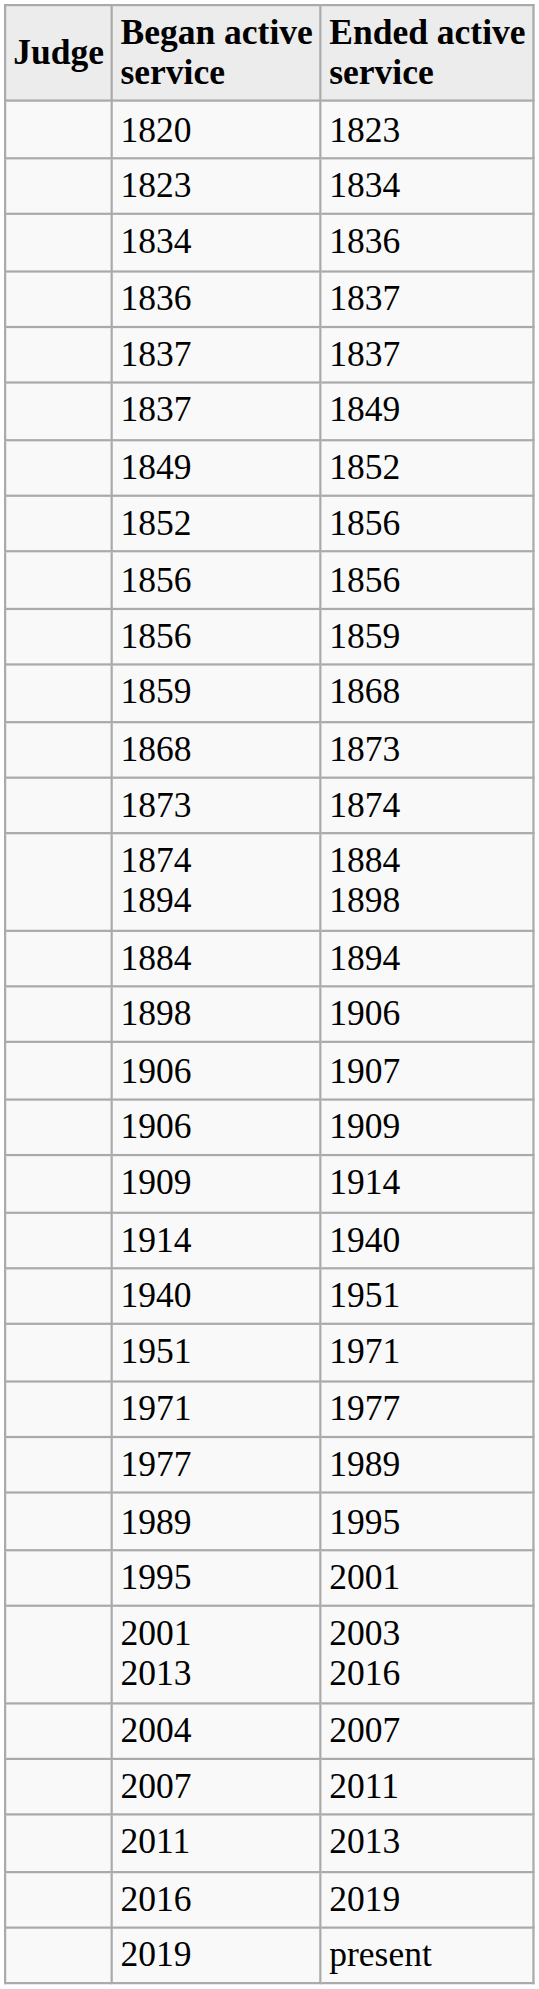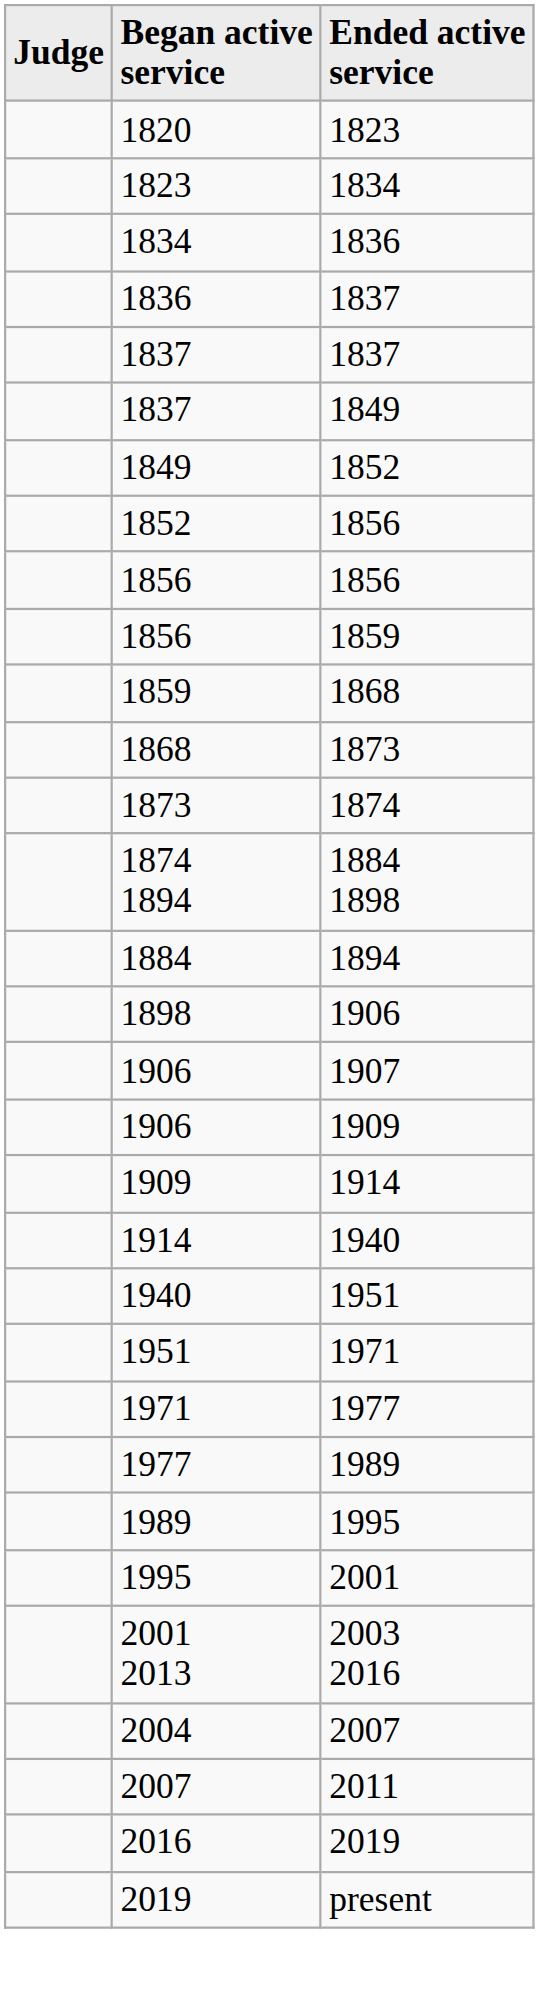- row: (155, 1842)
